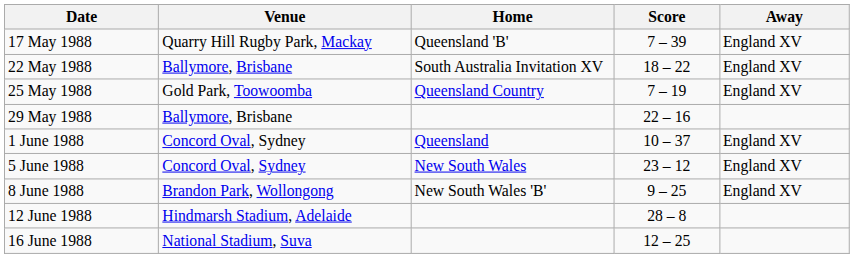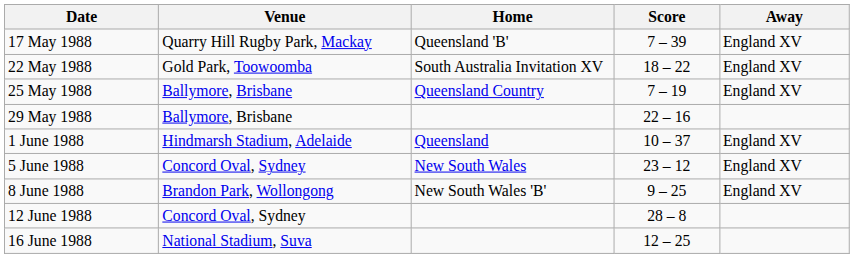(227, 66) Ballymore, Brisbane -> (237, 66) Gold Park, Toowoomba
(237, 91) Gold Park, Toowoomba -> (227, 91) Ballymore, Brisbane
(234, 141) Concord Oval, Sydney -> (257, 141) Hindmarsh Stadium, Adelaide
(257, 215) Hindmarsh Stadium, Adelaide -> (234, 215) Concord Oval, Sydney
